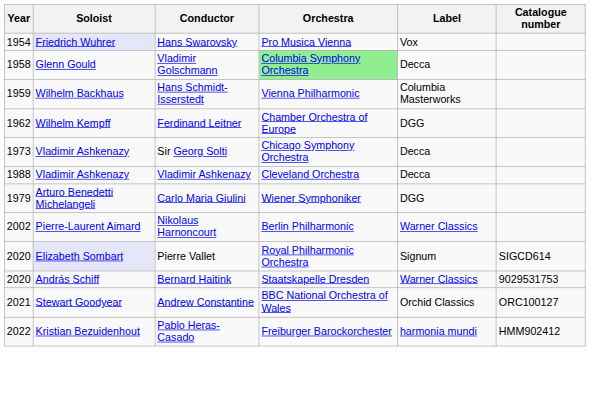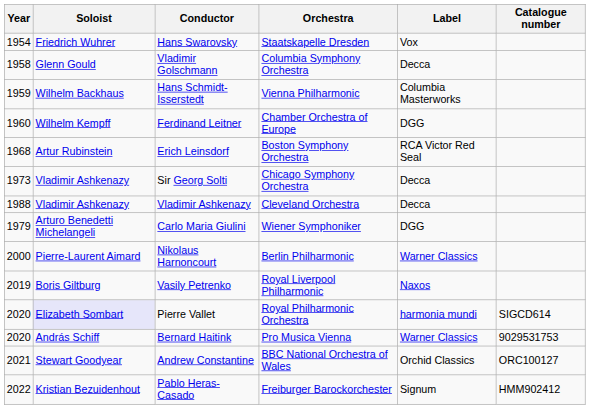(75, 42) lavender background -> (75, 42) no background
(306, 42) Pro Musica Vienna -> (315, 42) Staatskapelle Dresden
(311, 65) lightgreen background -> (311, 65) no background
(19, 123) 1962 -> (19, 123) 1960
+ row: (193, 152)
(19, 227) 2002 -> (19, 256) 2000
+ row: (194, 285)
(418, 256) Signum -> (438, 314) harmonia mundi
(315, 279) Staatskapelle Dresden -> (306, 337) Pro Musica Vienna
(438, 331) harmonia mundi -> (418, 389) Signum
